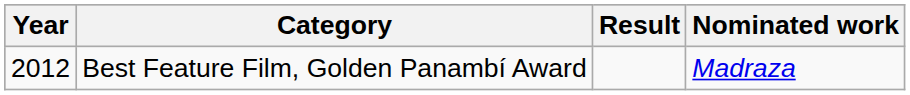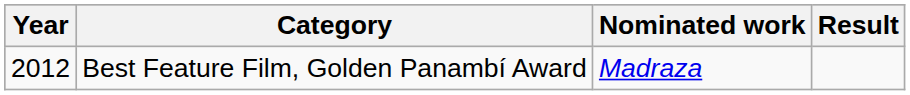columns swapped: (796, 25) <-> (640, 25)
